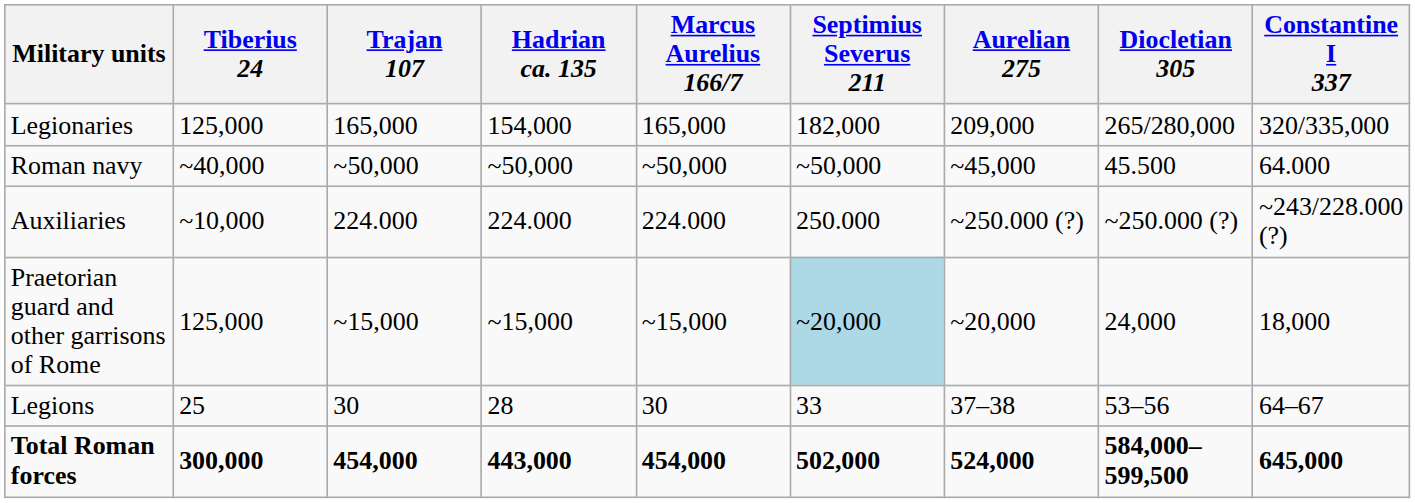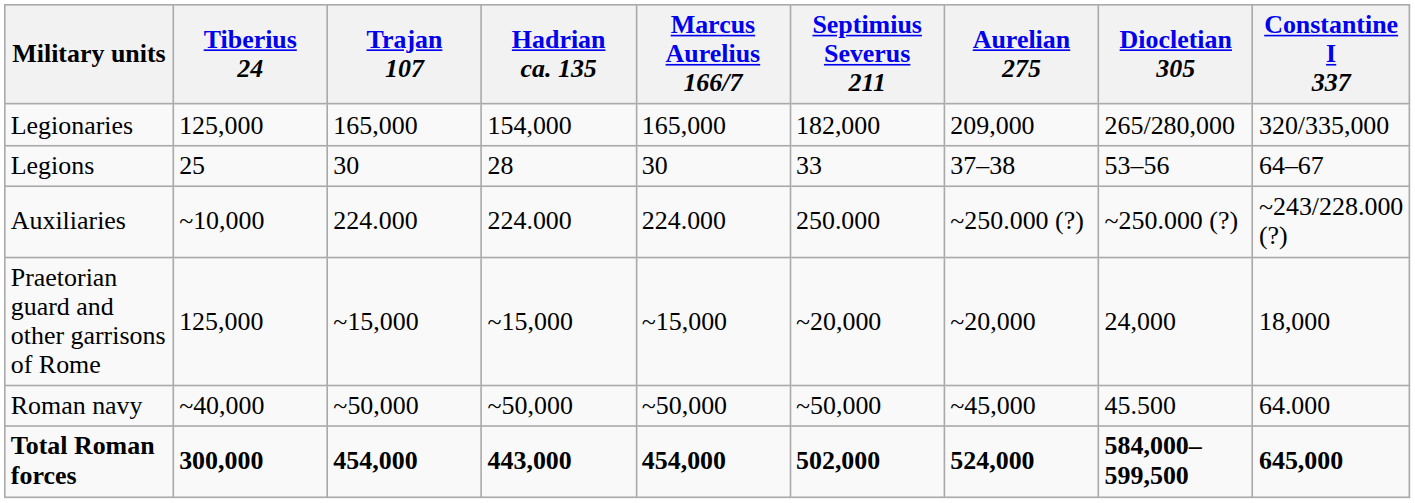rows swapped: (53, 405) <-> (77, 165)
(839, 320) lightblue background -> (839, 320) no background
